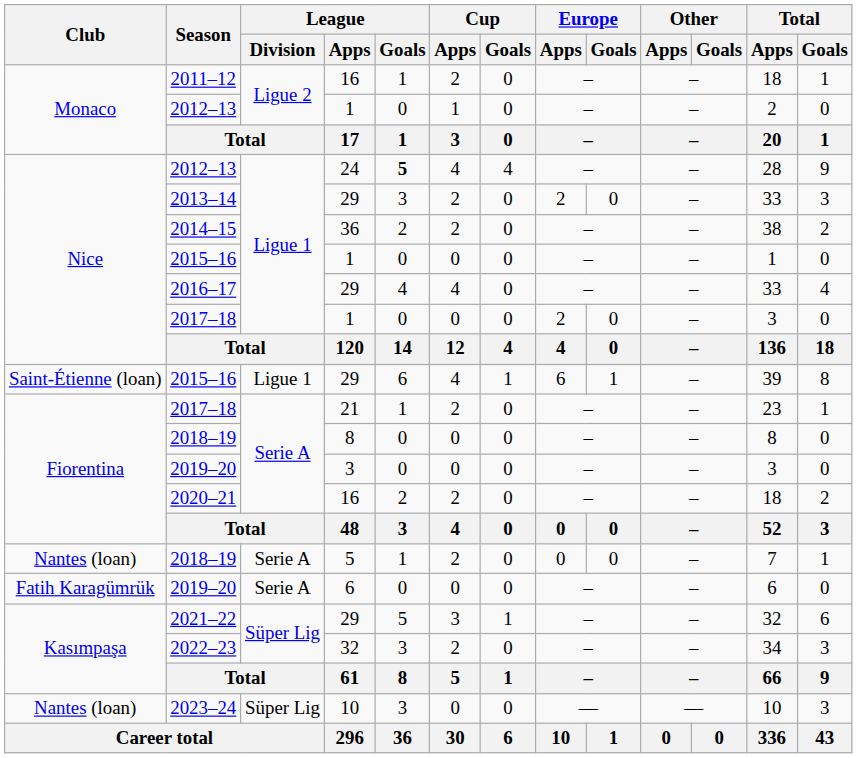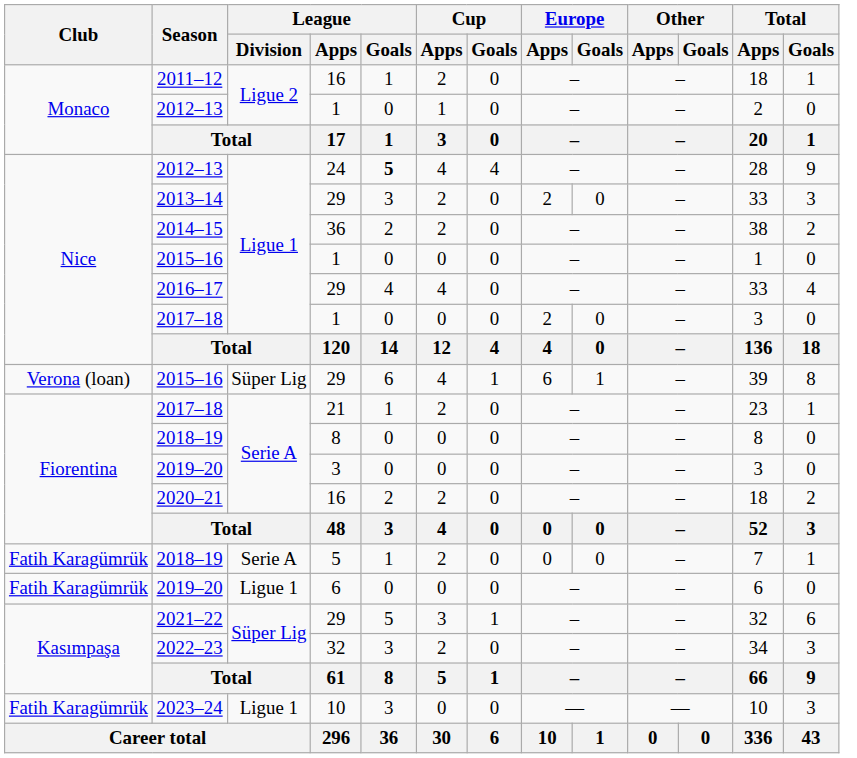(85, 378) Saint-Étienne (loan) -> (78, 378) Verona (loan)
(282, 378) Ligue 1 -> (269, 378) Süper Lig
(85, 558) Nantes (loan) -> (78, 558) Fatih Karagümrük
(282, 588) Serie A -> (269, 588) Ligue 1
(85, 708) Nantes (loan) -> (78, 708) Fatih Karagümrük
(282, 708) Süper Lig -> (269, 708) Ligue 1
